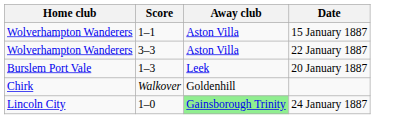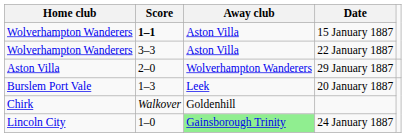(147, 31) normal -> (147, 31) bold
+ row: (355, 68)
